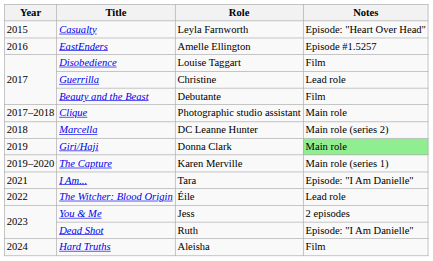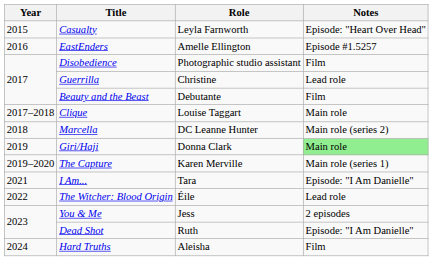(209, 63) Louise Taggart -> (239, 63) Photographic studio assistant
(239, 113) Photographic studio assistant -> (209, 113) Louise Taggart
